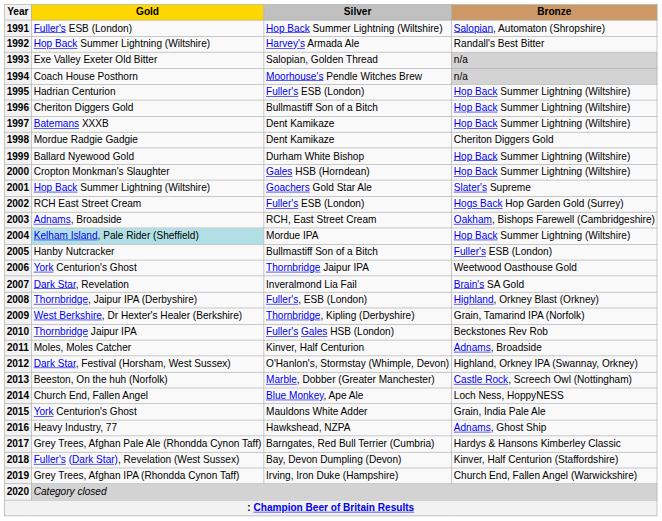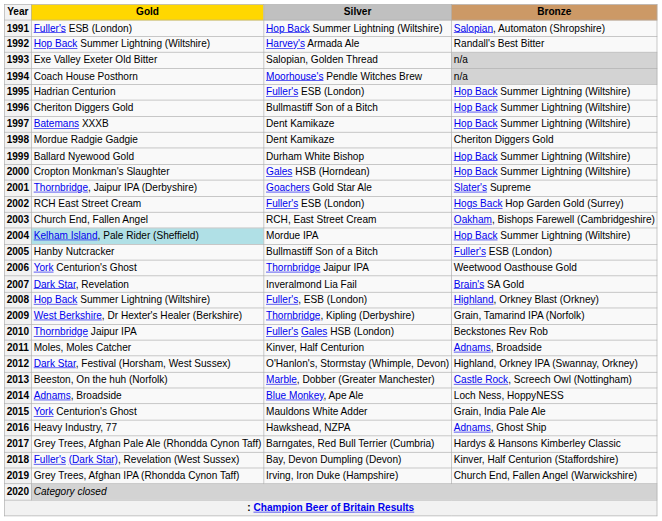(122, 188) Hop Back Summer Lightning (Wiltshire) -> (115, 188) Thornbridge, Jaipur IPA (Derbyshire)
(78, 220) Adnams, Broadside -> (91, 220) Church End, Fallen Angel
(115, 300) Thornbridge, Jaipur IPA (Derbyshire) -> (122, 300) Hop Back Summer Lightning (Wiltshire)
(91, 396) Church End, Fallen Angel -> (78, 396) Adnams, Broadside
